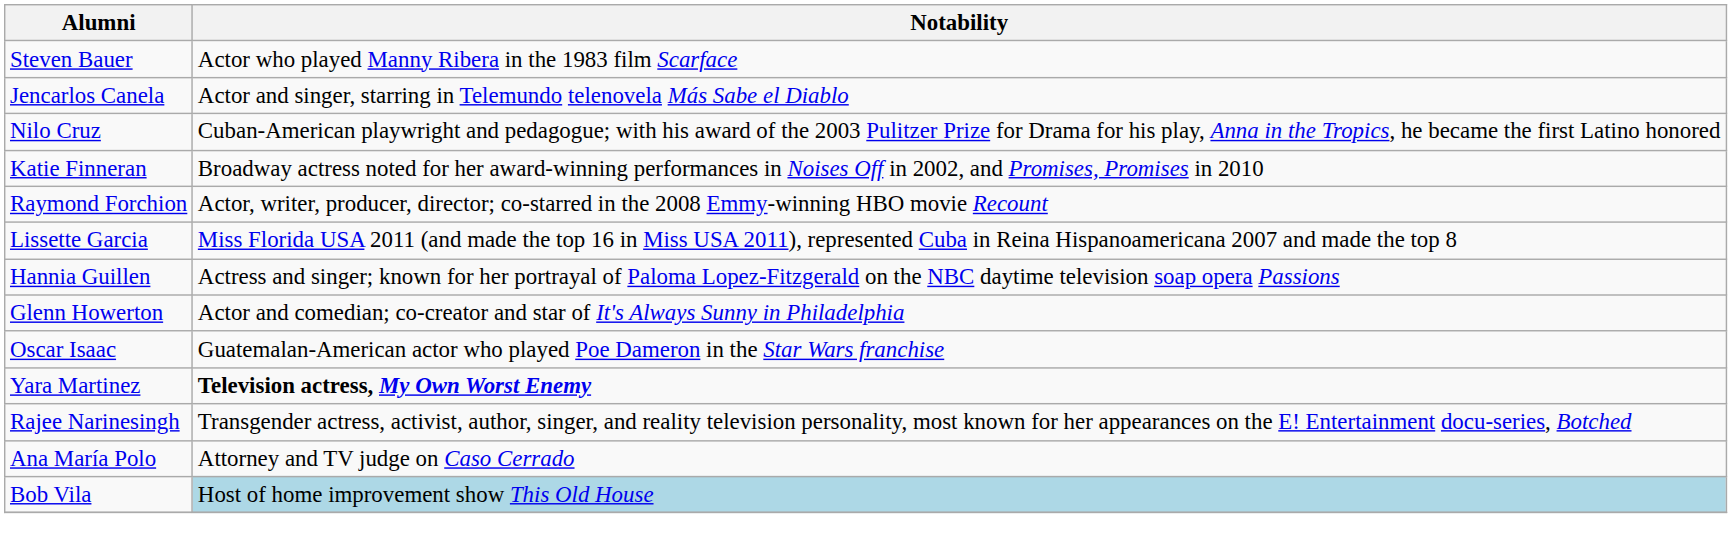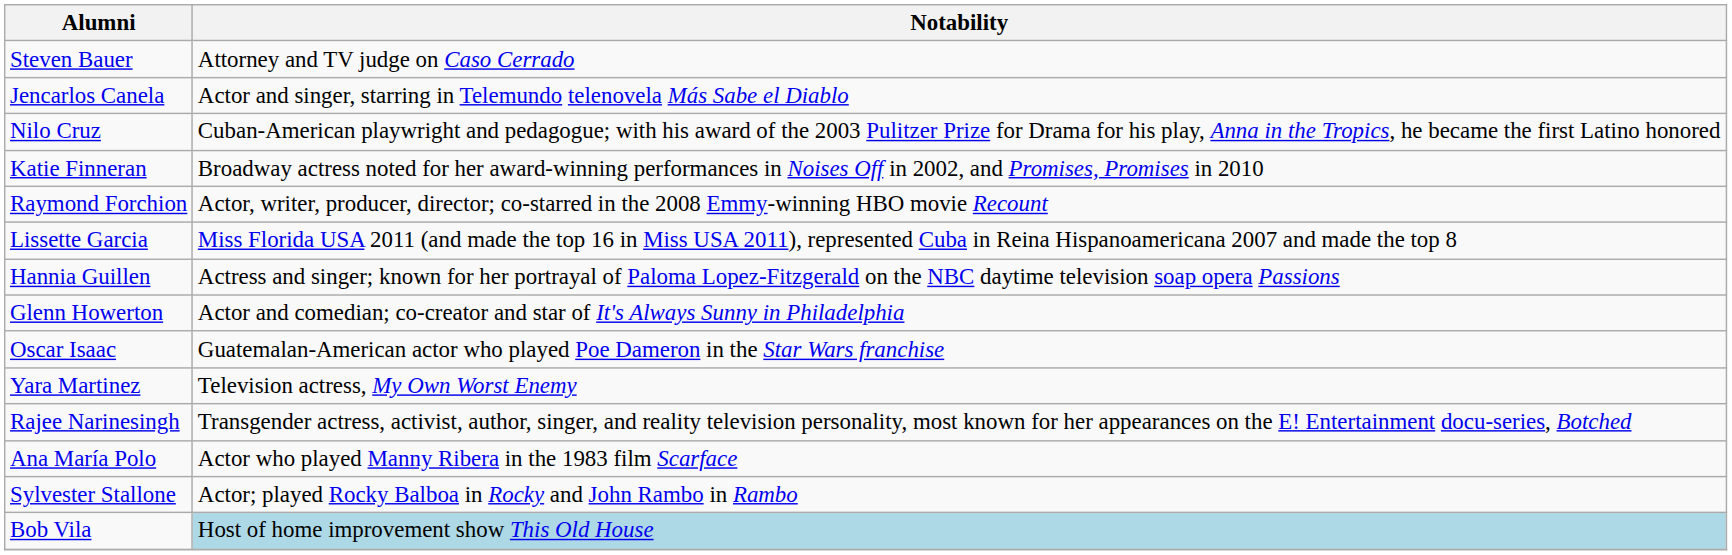(468, 58) Actor who played Manny Ribera in the 1983 film Scarface -> (386, 58) Attorney and TV judge on Caso Cerrado
(394, 385) bold -> (387, 385) normal
(386, 458) Attorney and TV judge on Caso Cerrado -> (468, 458) Actor who played Manny Ribera in the 1983 film Scarface
+ row: (93, 494)
